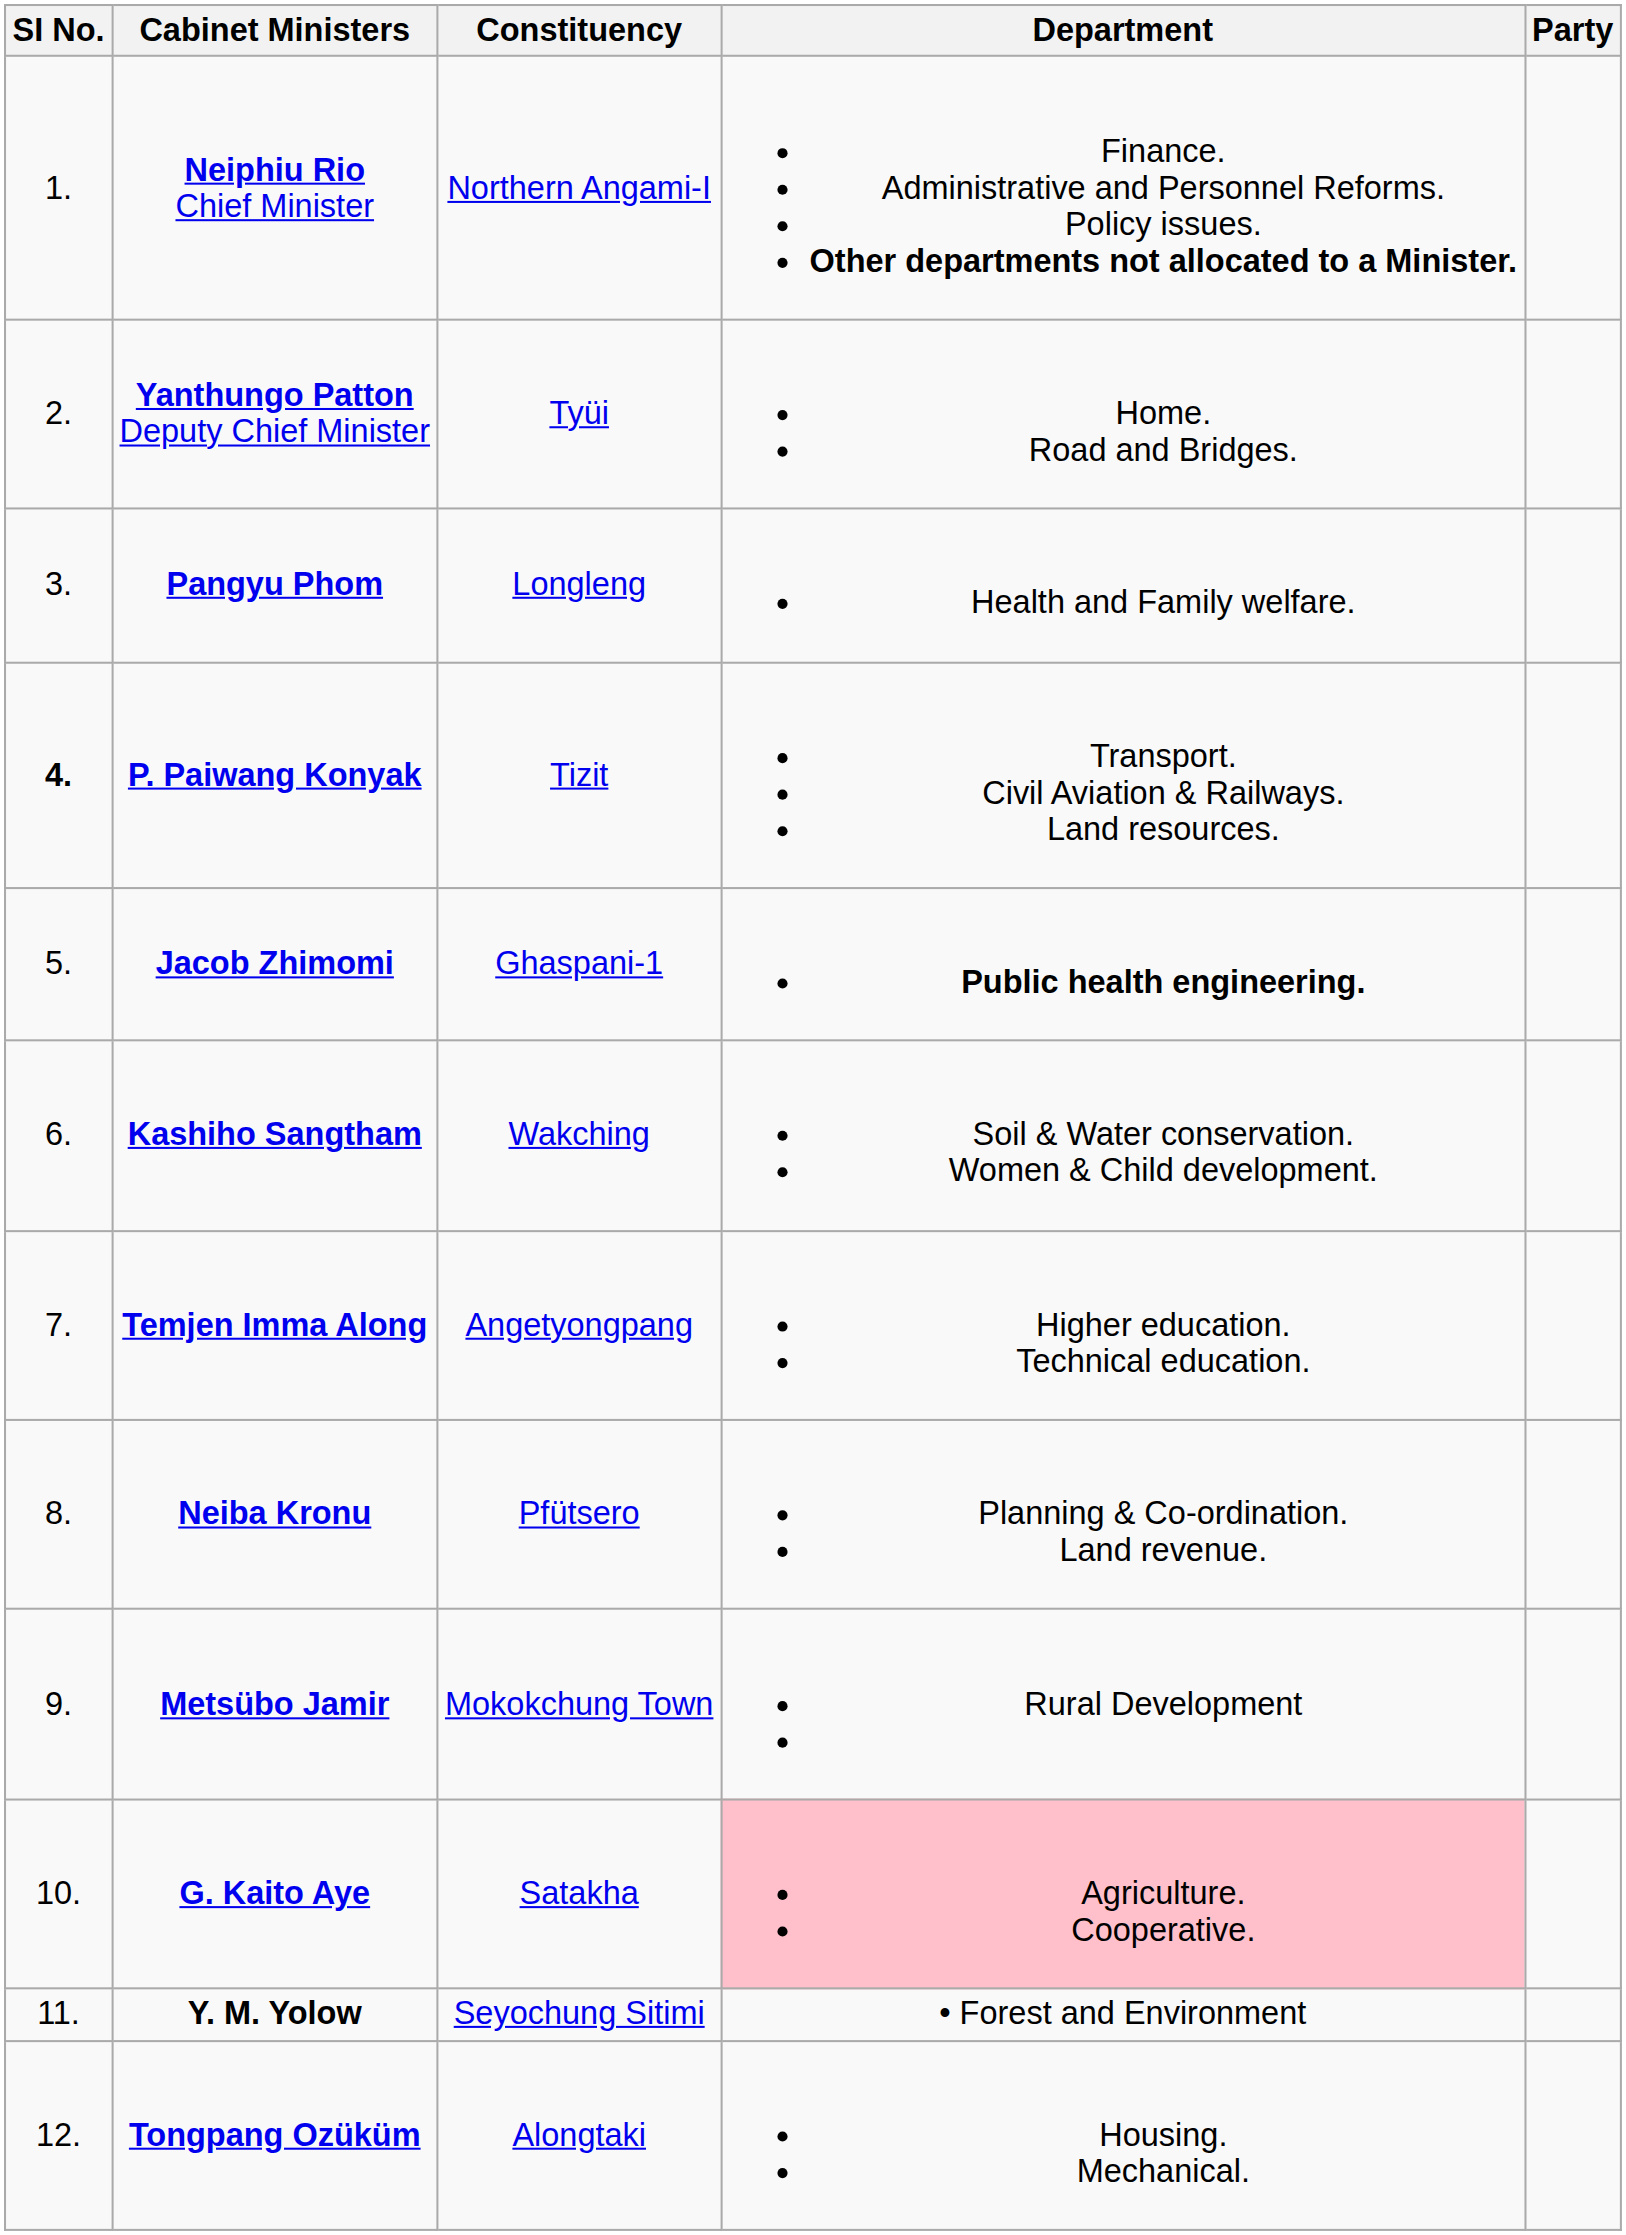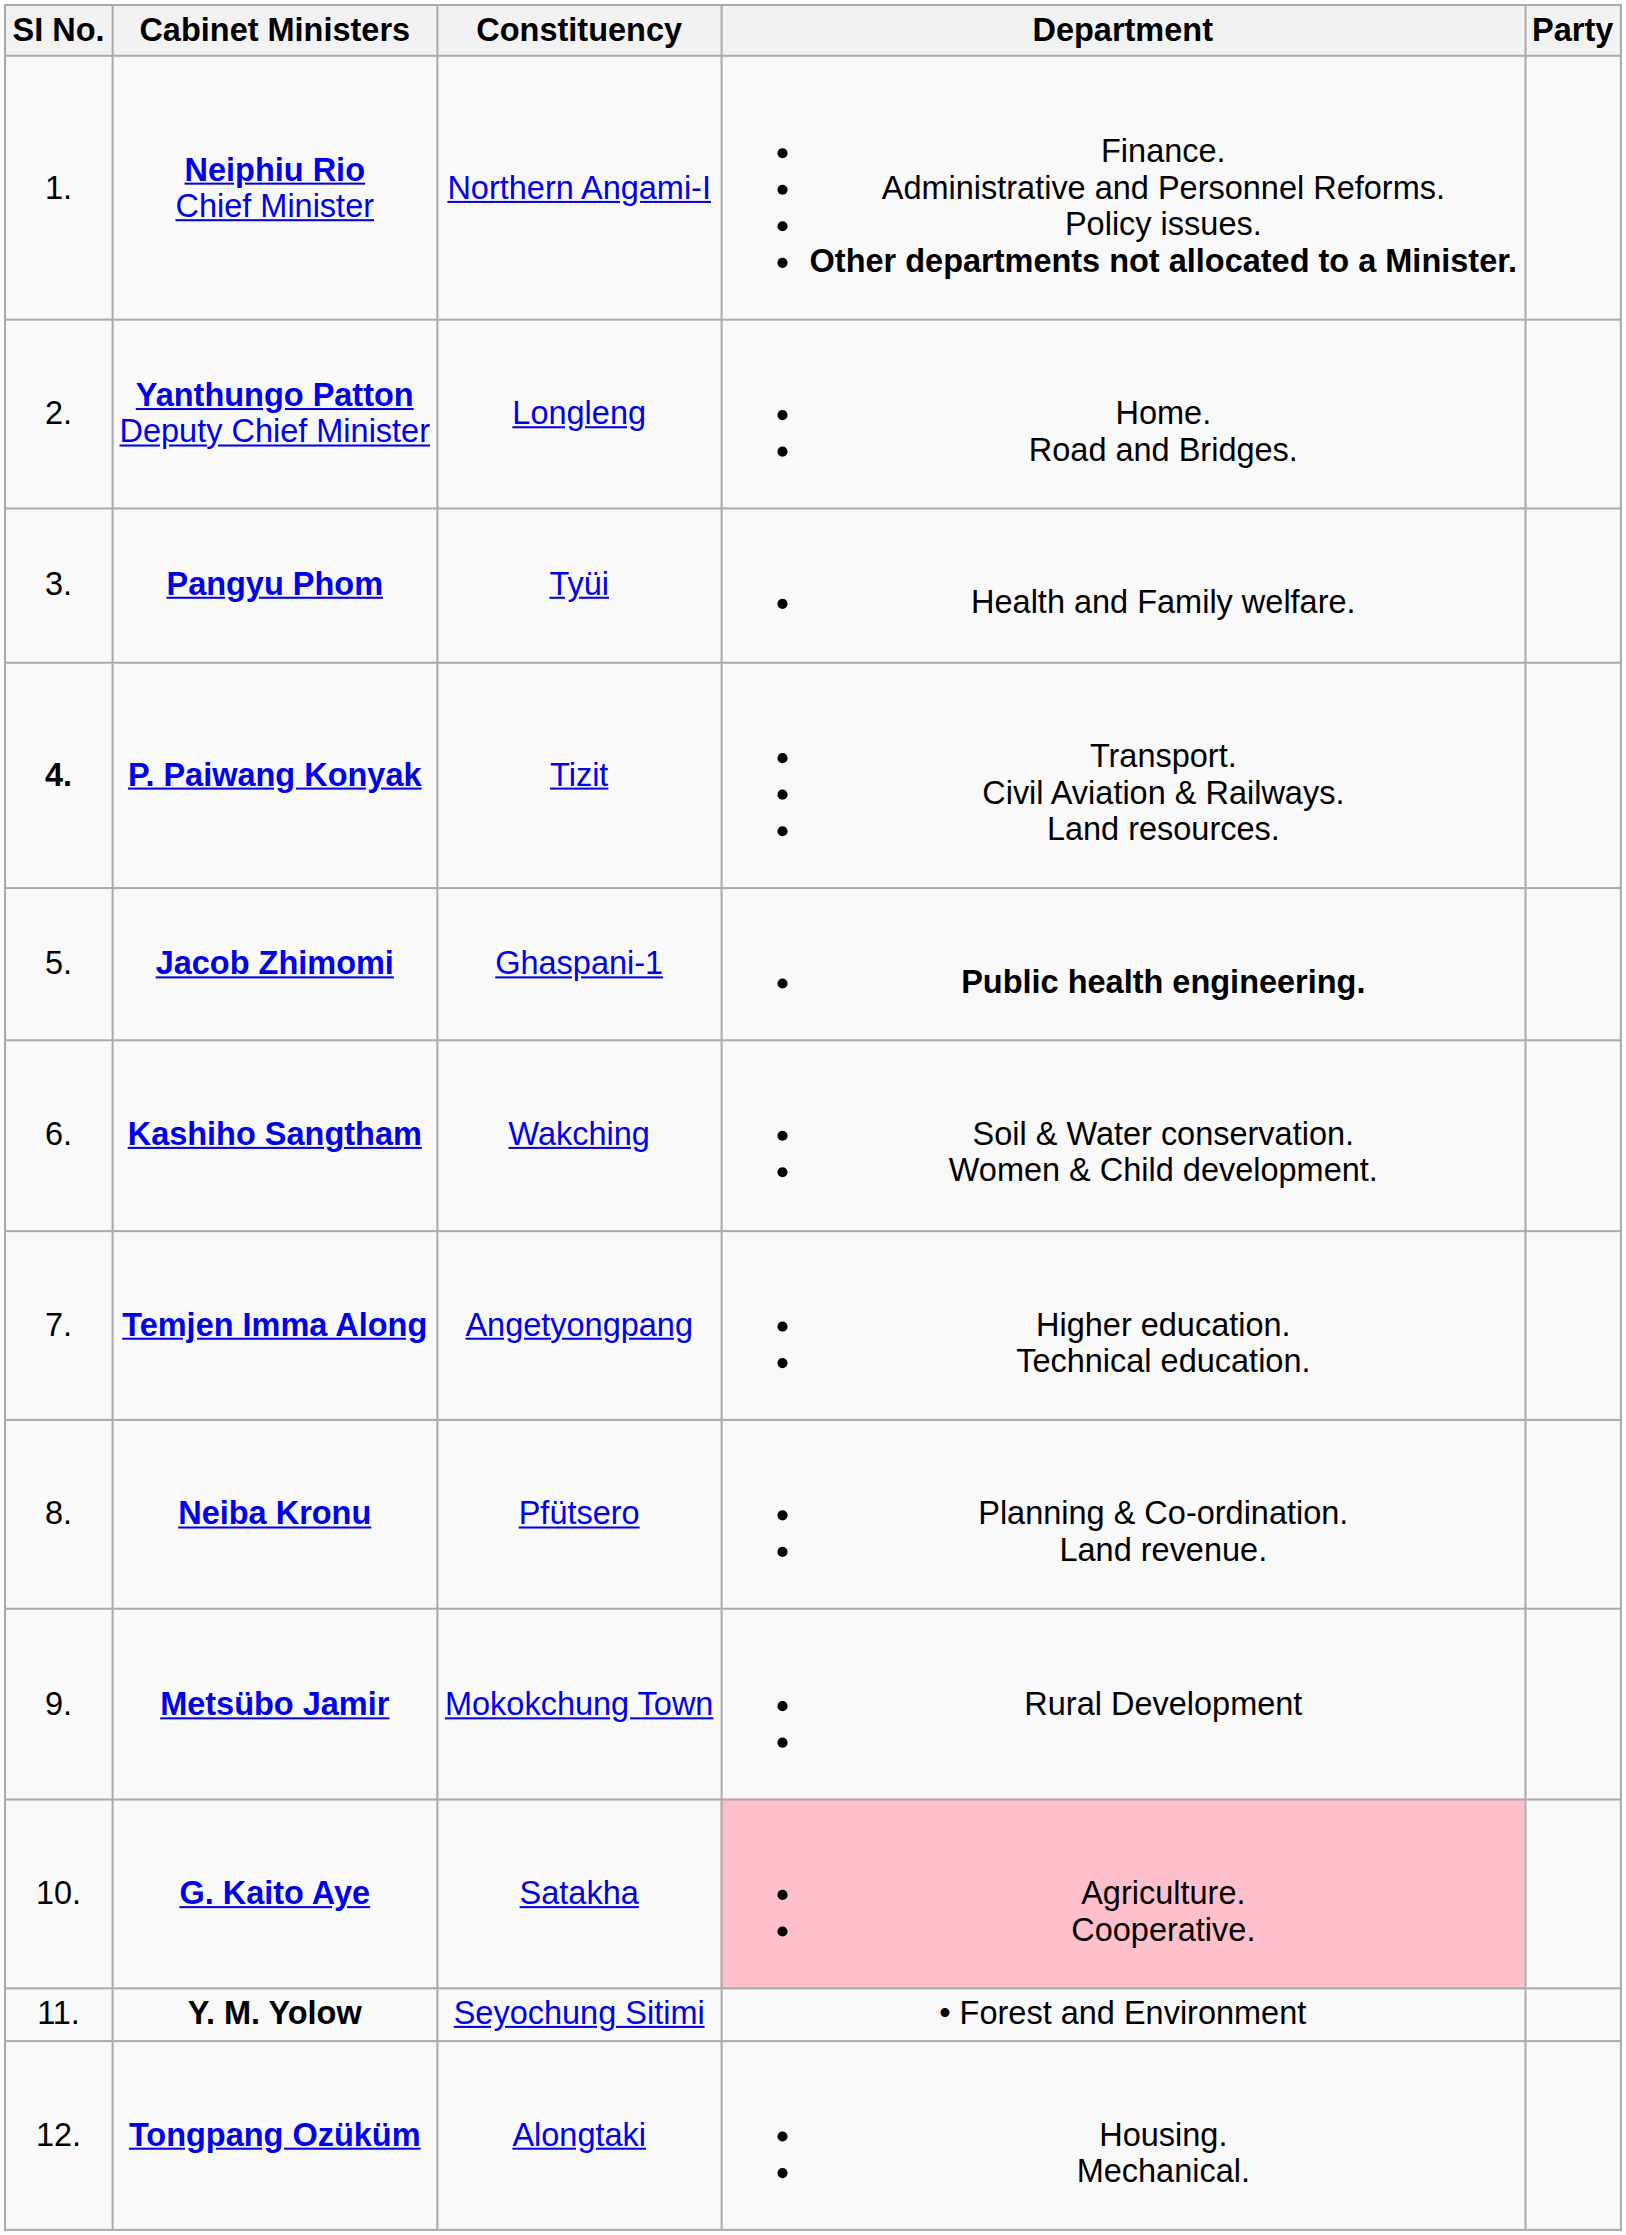(579, 413) Tyüi -> (579, 413) Longleng
(579, 584) Longleng -> (579, 584) Tyüi
